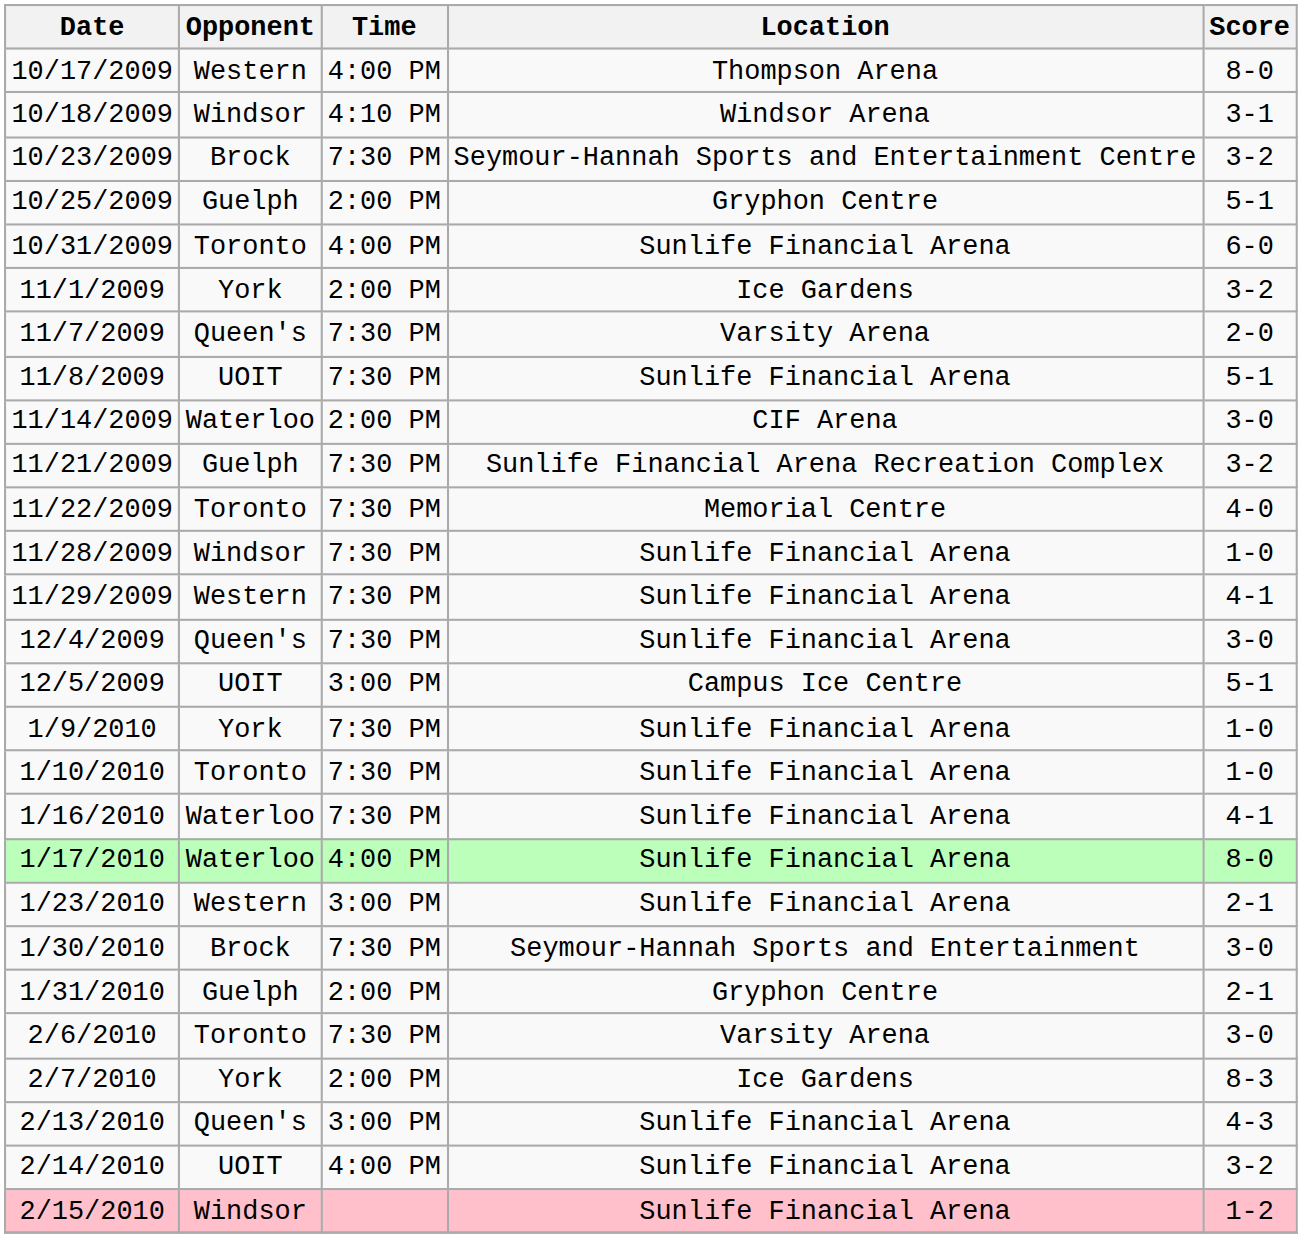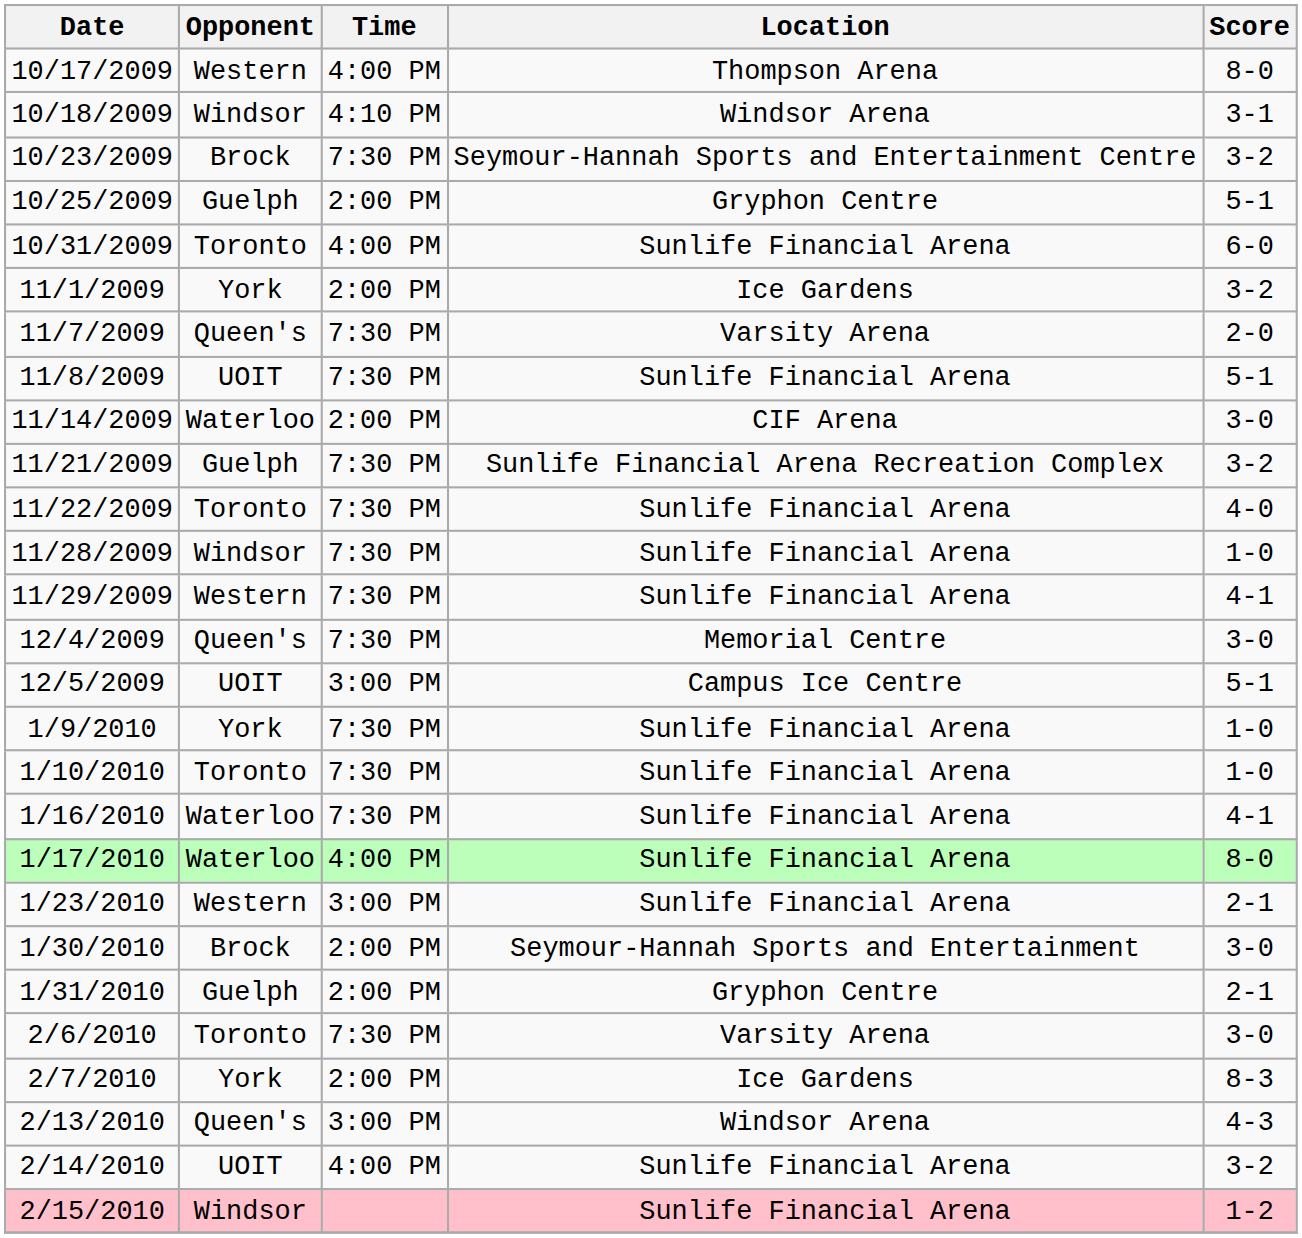(825, 509) Memorial Centre -> (825, 509) Sunlife Financial Arena
(825, 641) Sunlife Financial Arena -> (825, 641) Memorial Centre
(384, 948) 7:30 PM -> (384, 948) 2:00 PM
(825, 1123) Sunlife Financial Arena -> (825, 1123) Windsor Arena
